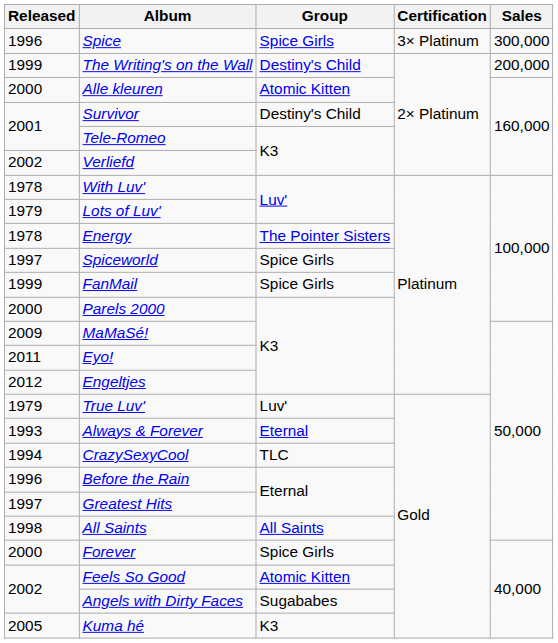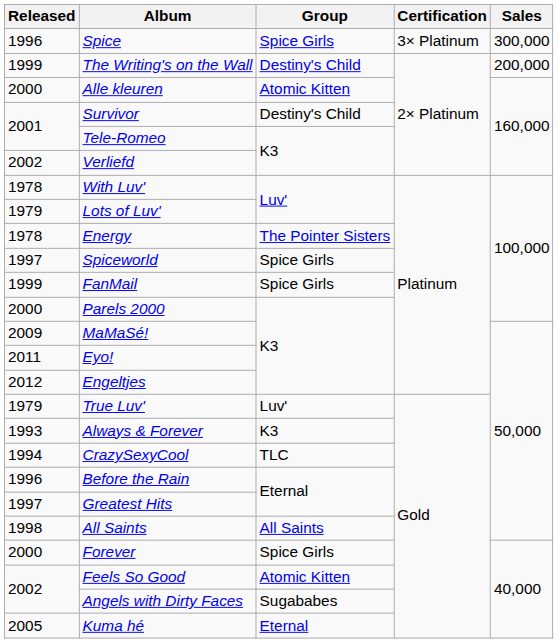(284, 430) Eternal -> (269, 430) K3
(269, 625) K3 -> (284, 625) Eternal
